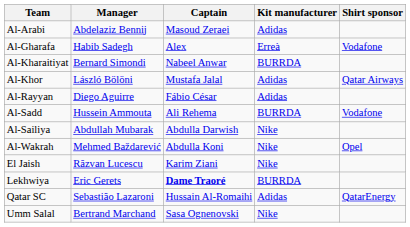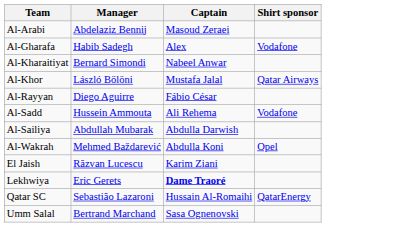- column: (297, 12)
